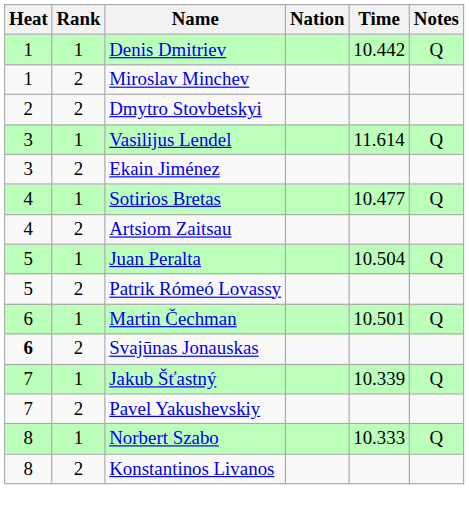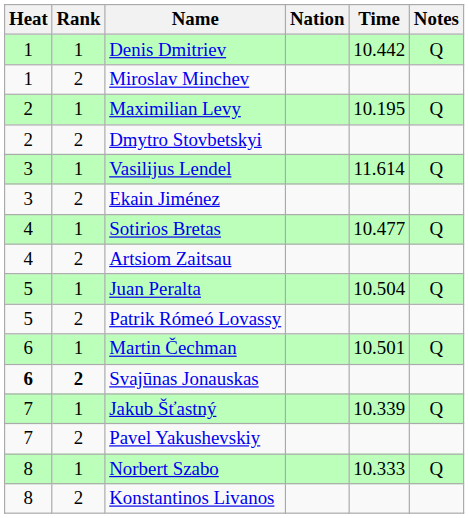+ row: (175, 109)
(78, 348) normal -> (78, 378) bold
